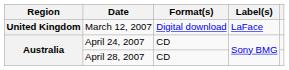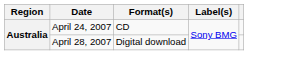- row: (118, 27)
(163, 57) CD -> (151, 42) Digital download
